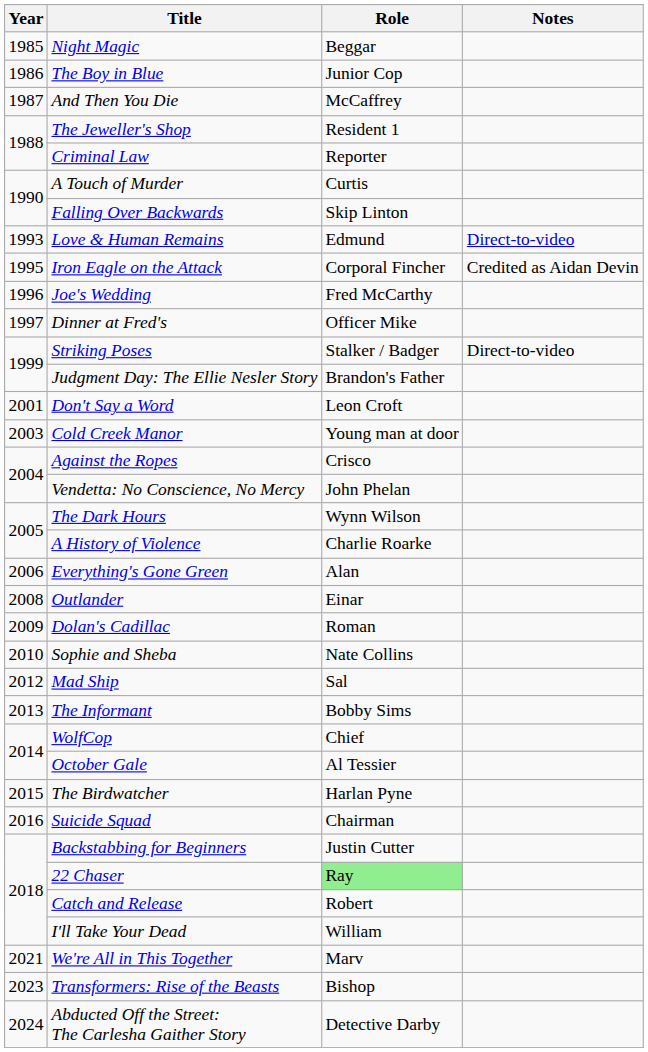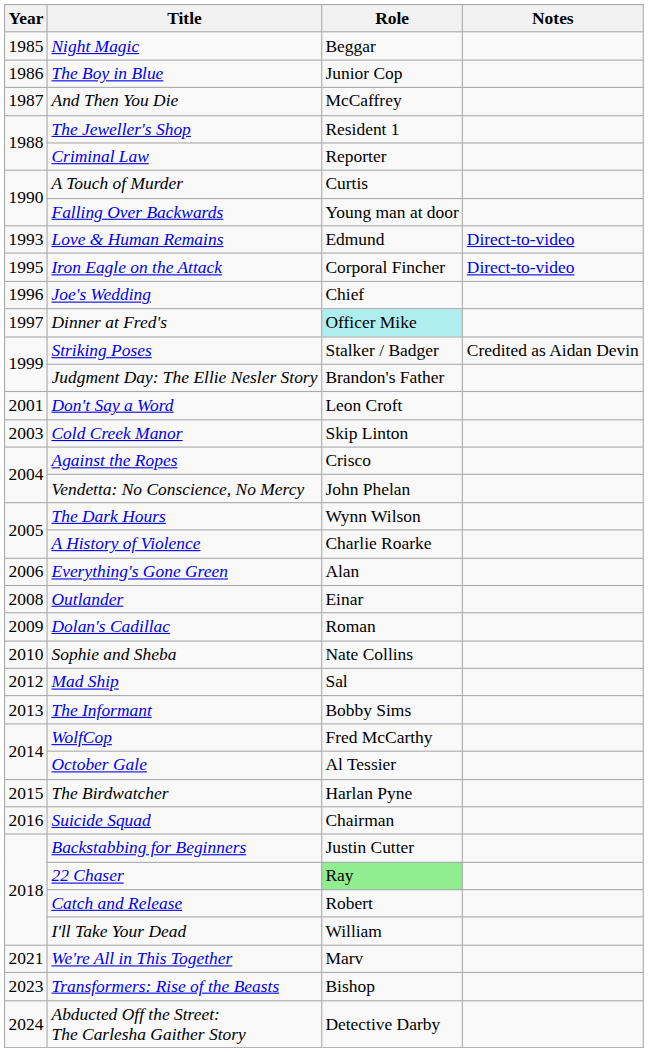(367, 211) Skip Linton -> (392, 211) Young man at door
(553, 267) Credited as Aidan Devin -> (521, 267) Direct-to-video
(379, 294) Fred McCarthy -> (345, 294) Chief
(371, 322) no background -> (371, 322) paleturquoise background
(521, 350) Direct-to-video -> (553, 350) Credited as Aidan Devin
(392, 433) Young man at door -> (367, 433) Skip Linton
(345, 737) Chief -> (379, 737) Fred McCarthy
